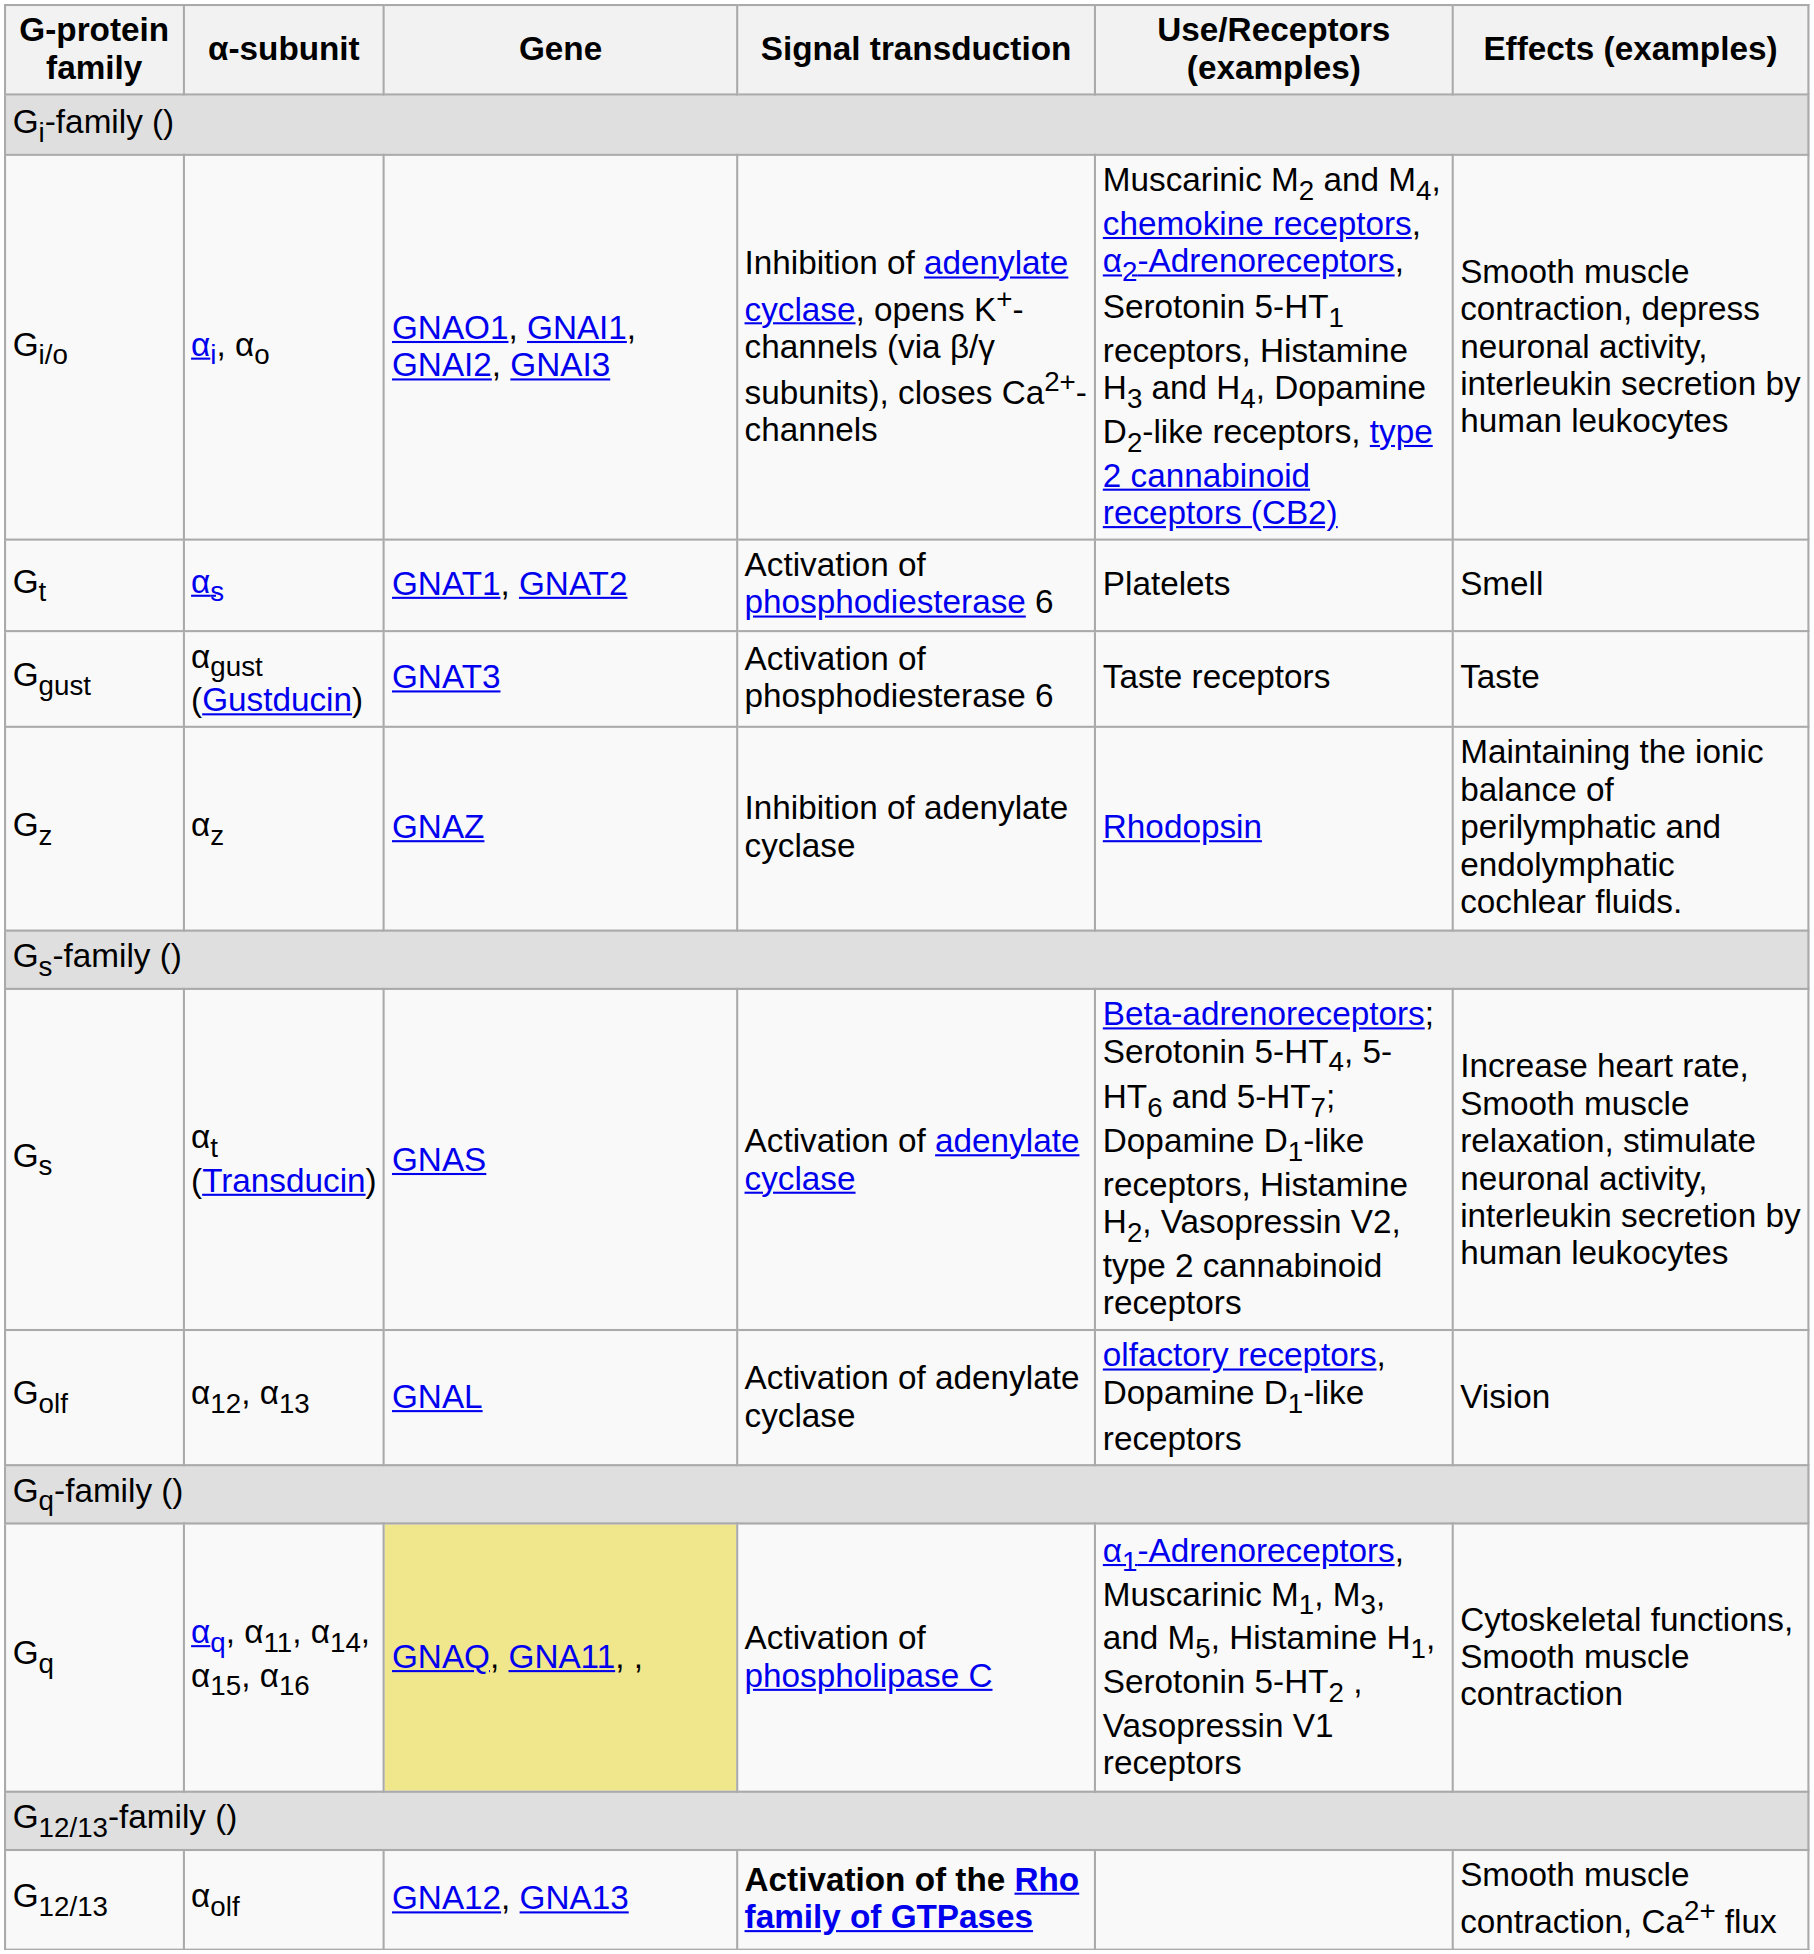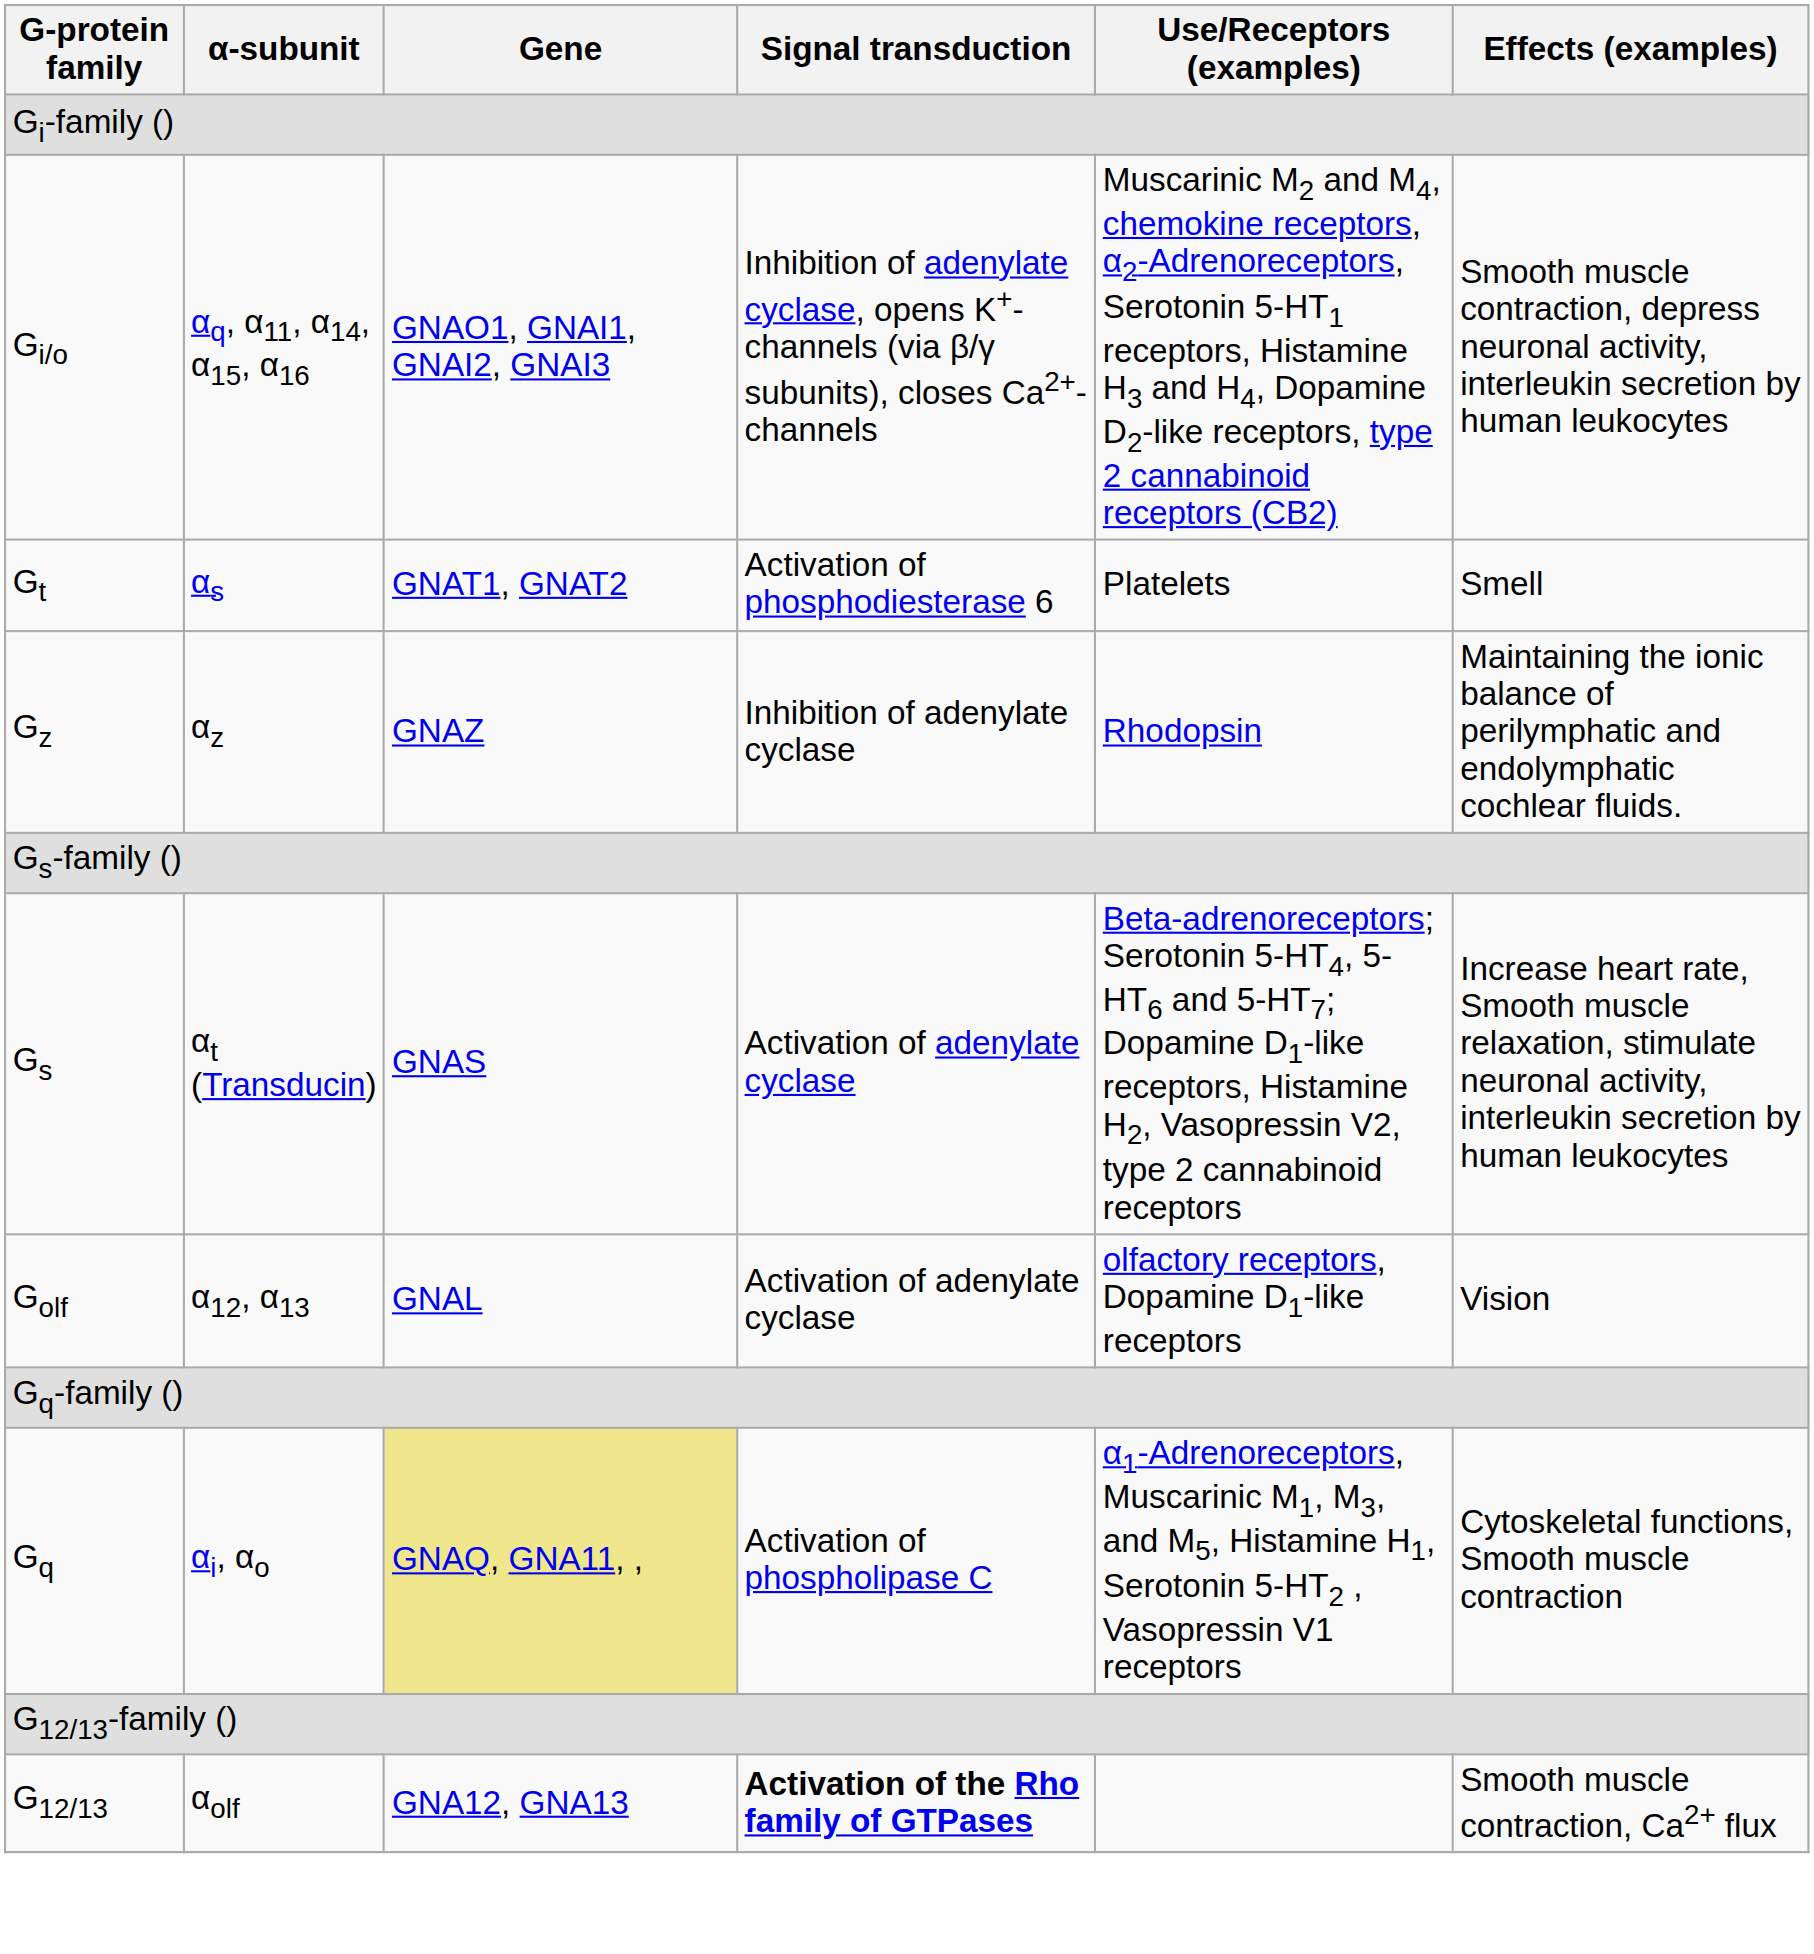(230, 347) αi, αo -> (281, 347) αq, α11, α14, α15, α16
- row: (52, 679)
(281, 1657) αq, α11, α14, α15, α16 -> (230, 1561) αi, αo
